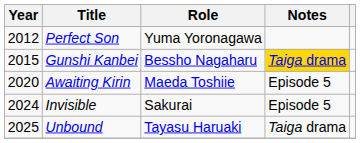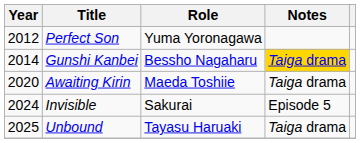(23, 60) 2015 -> (23, 60) 2014
(300, 82) Episode 5 -> (307, 82) Taiga drama
